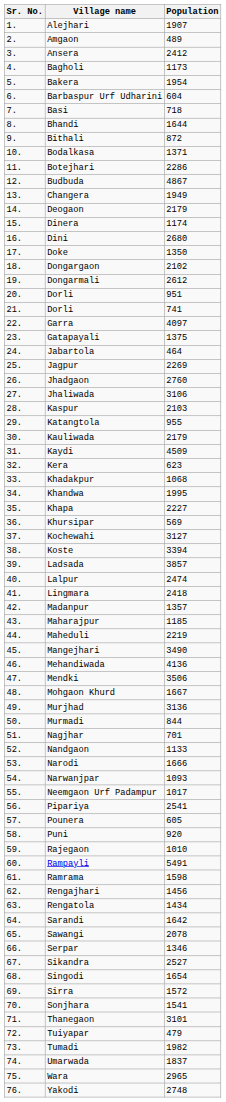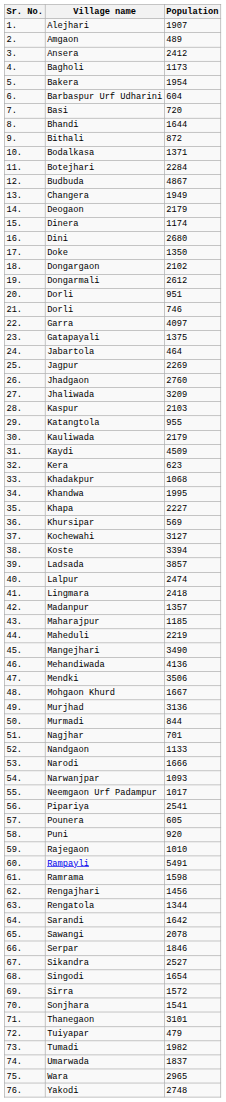(174, 111) 718 -> (174, 111) 720
(177, 168) 2286 -> (177, 168) 2284
(174, 310) 741 -> (174, 310) 746
(177, 395) 3106 -> (177, 395) 3209
(177, 906) 1434 -> (177, 906) 1344
(177, 948) 1346 -> (177, 948) 1846
